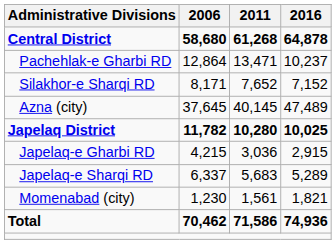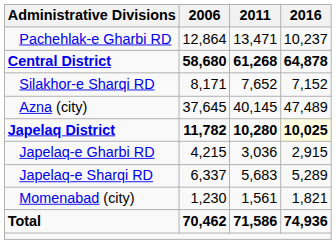rows swapped: (59, 38) <-> (95, 61)
(306, 130) no background -> (306, 130) lightyellow background
